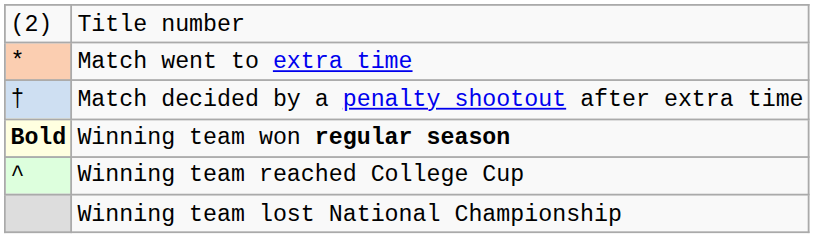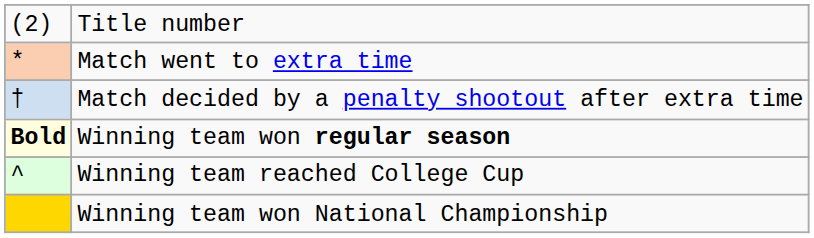- row: (350, 213)
+ row: (343, 213)
